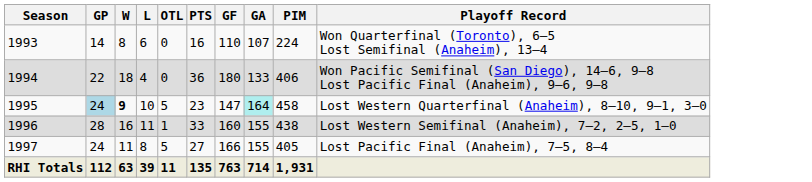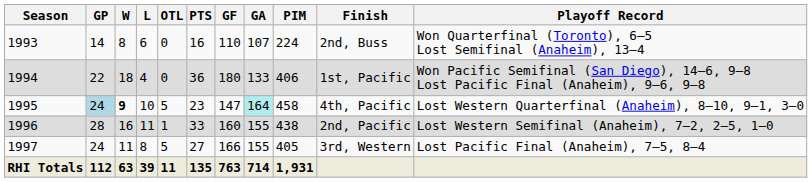+ column: (365, 15)
